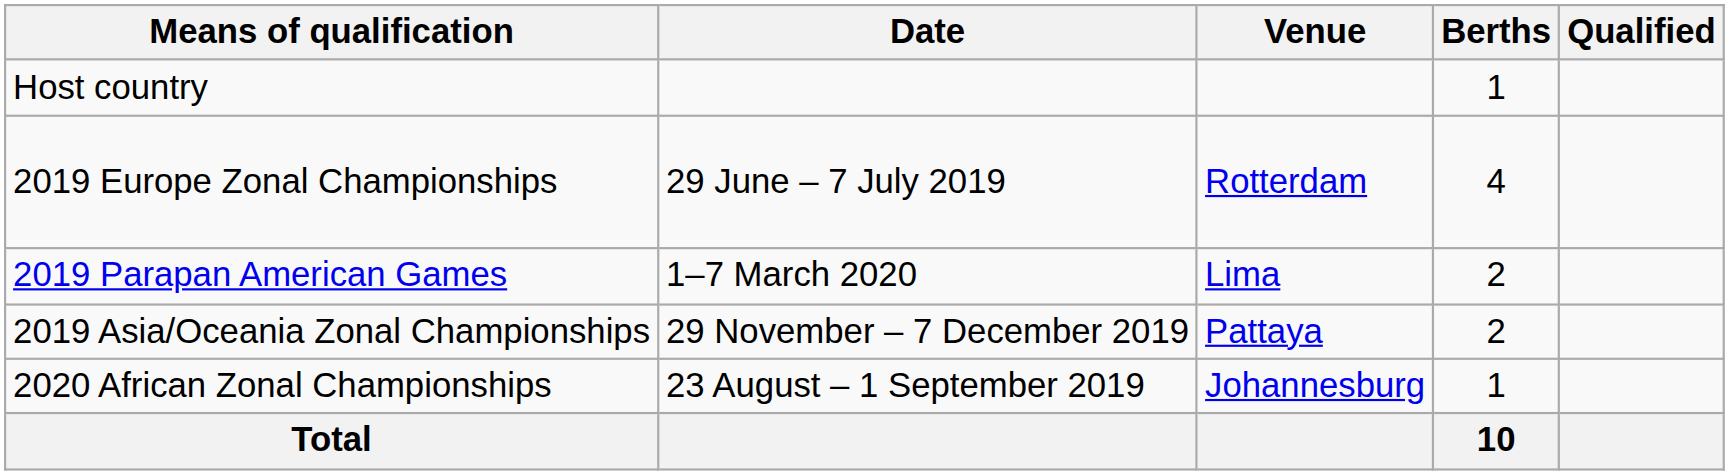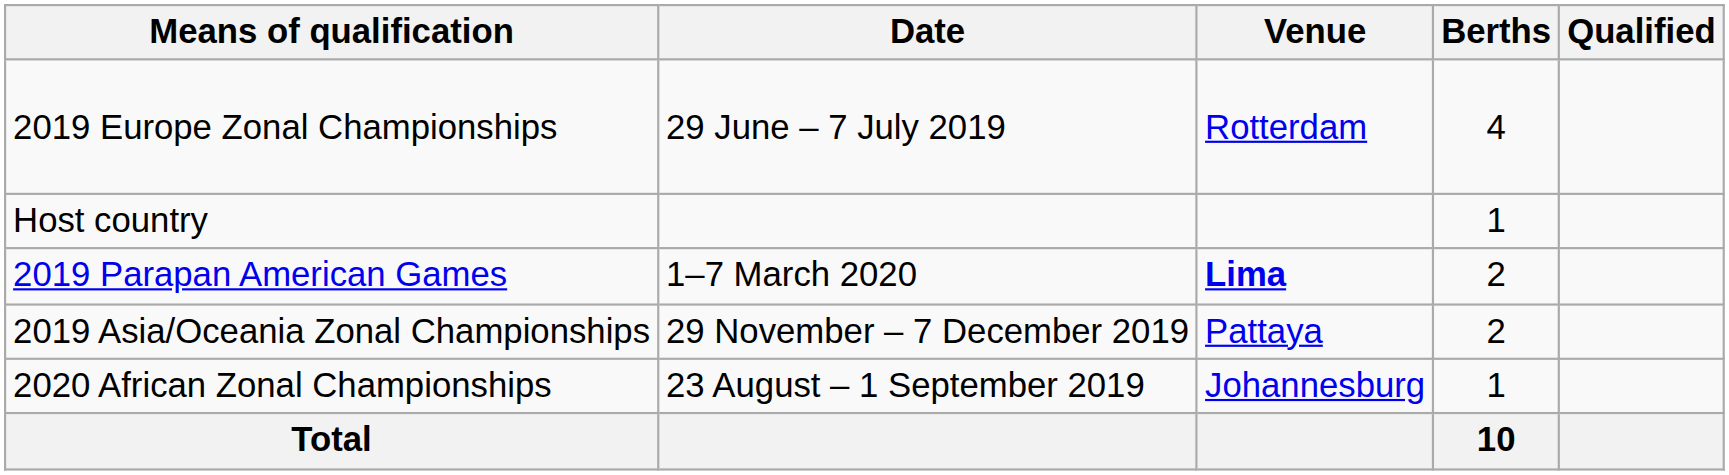rows swapped: (111, 87) <-> (285, 181)
(1243, 275) normal -> (1246, 275) bold
